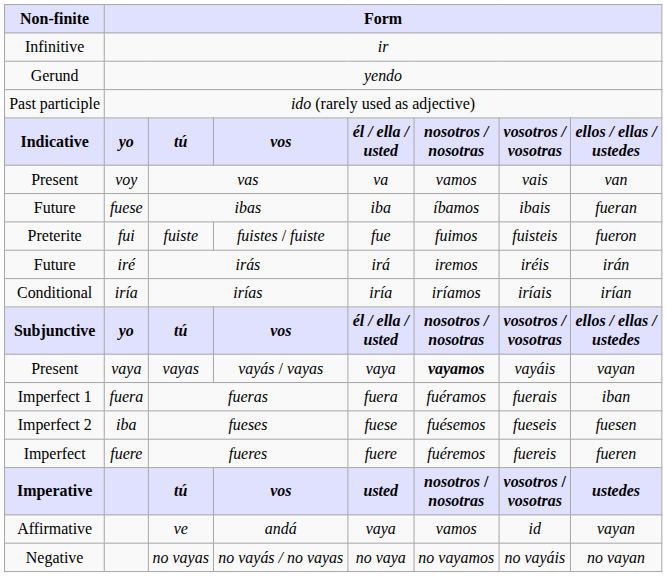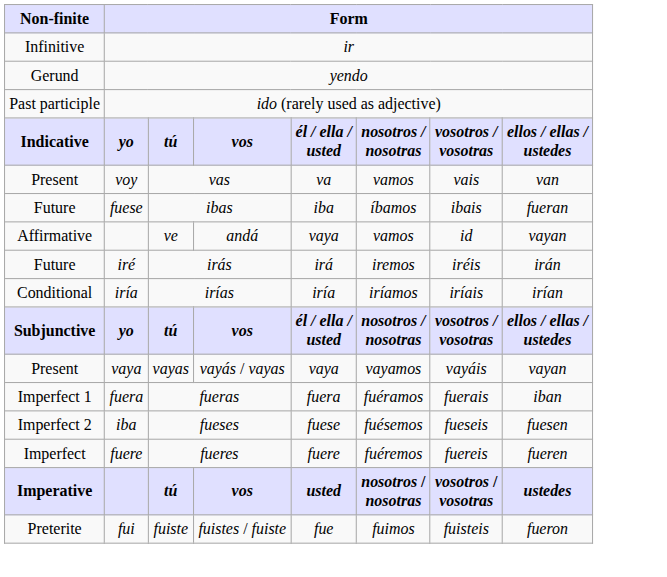rows swapped: (181, 236) <-> (181, 529)
(456, 368) bold -> (393, 368) normal
- row: (181, 557)
